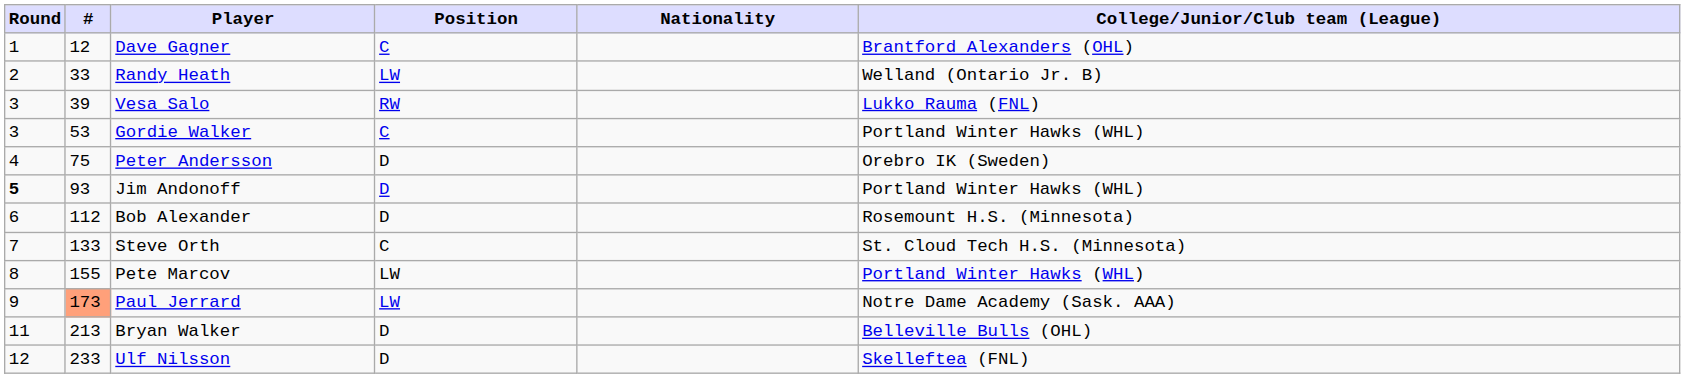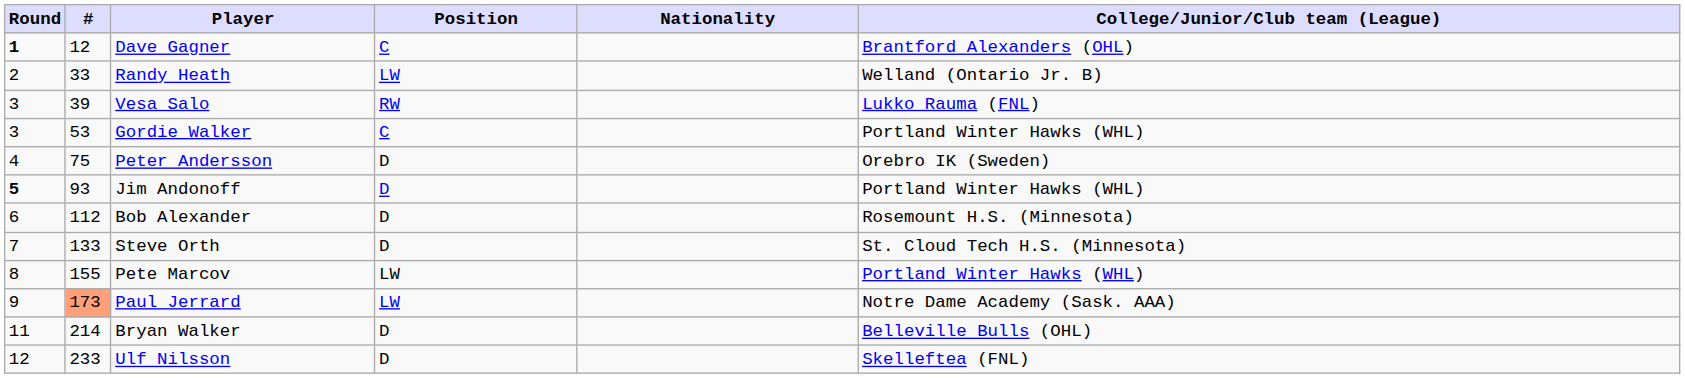(14, 47) normal -> (14, 47) bold
(384, 246) C -> (384, 246) D
(85, 331) 213 -> (85, 331) 214
